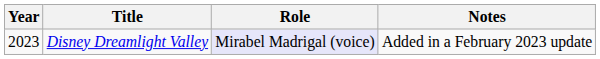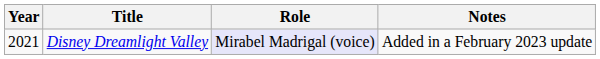(24, 41) 2023 -> (24, 41) 2021
